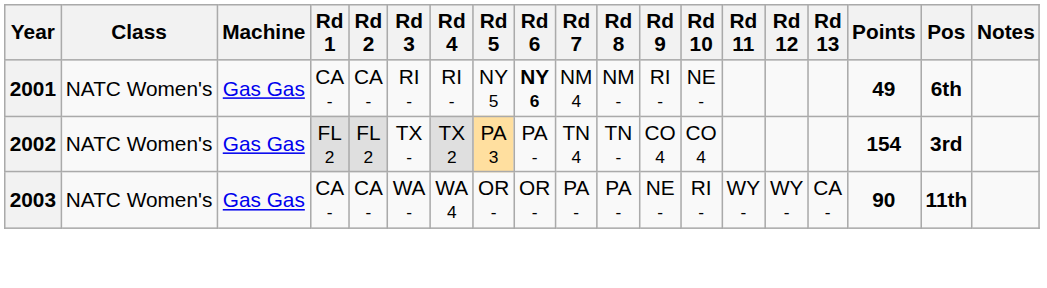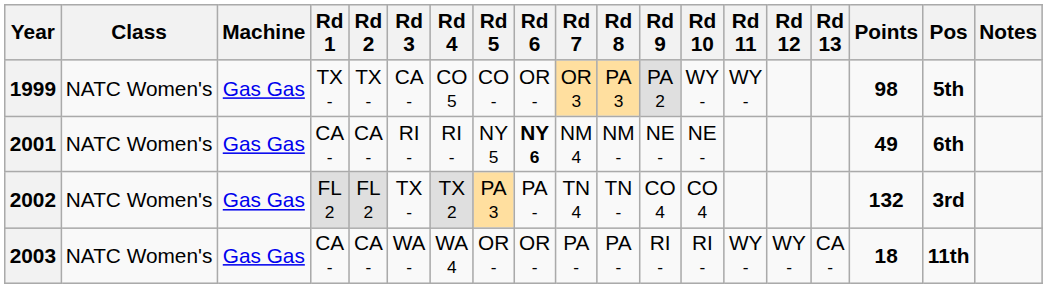+ row: (33, 88)
(660, 87) RI - -> (660, 143) NE -
(884, 144) 154 -> (886, 199) 132
(660, 199) NE - -> (660, 254) RI -
(884, 199) 90 -> (886, 255) 18
